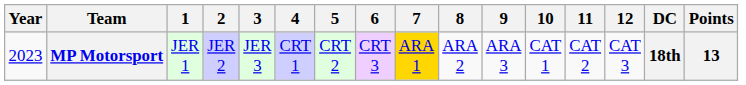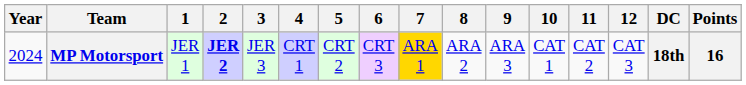(25, 55) 2023 -> (25, 55) 2024
(221, 55) normal -> (223, 55) bold
(711, 55) 13 -> (715, 55) 16
